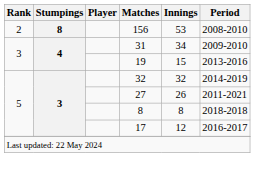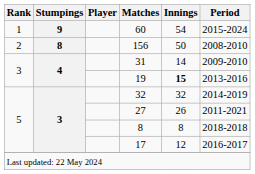+ row: (140, 29)
(181, 29) 53 -> (181, 45) 50
(181, 45) 34 -> (181, 62) 14
(181, 62) normal -> (181, 78) bold
